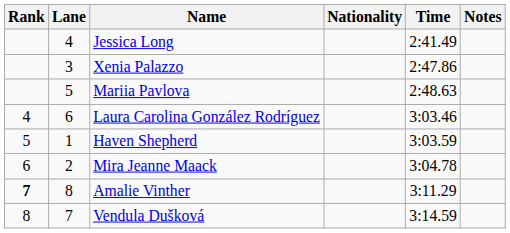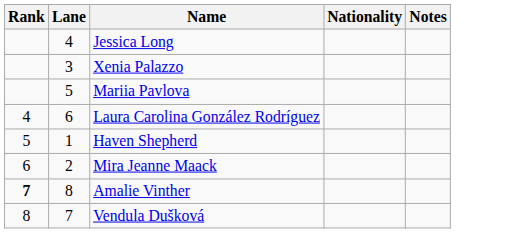- column: (433, 16)
